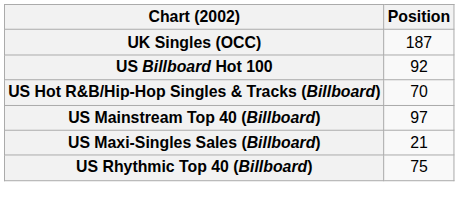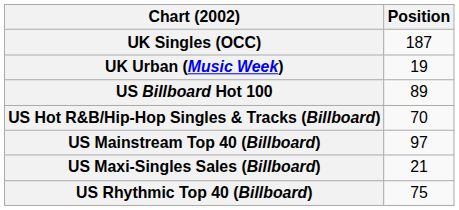+ row: (194, 67)
(419, 67) 92 -> (419, 92) 89
